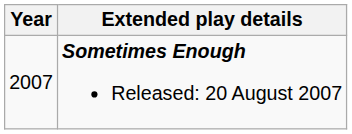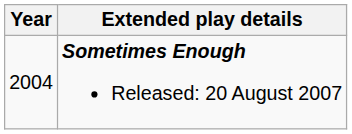(31, 82) 2007 -> (31, 82) 2004
